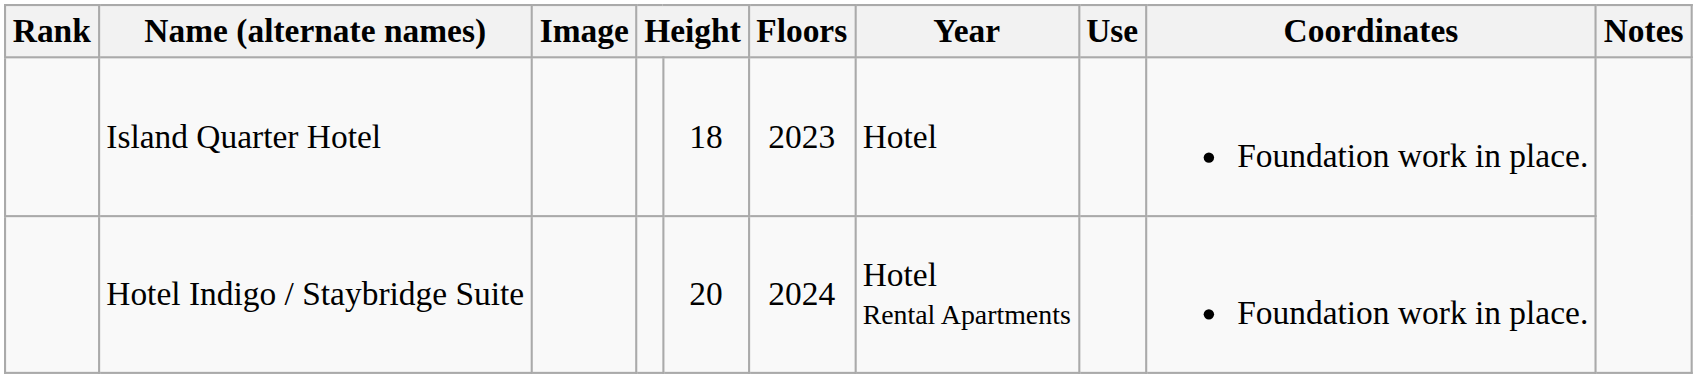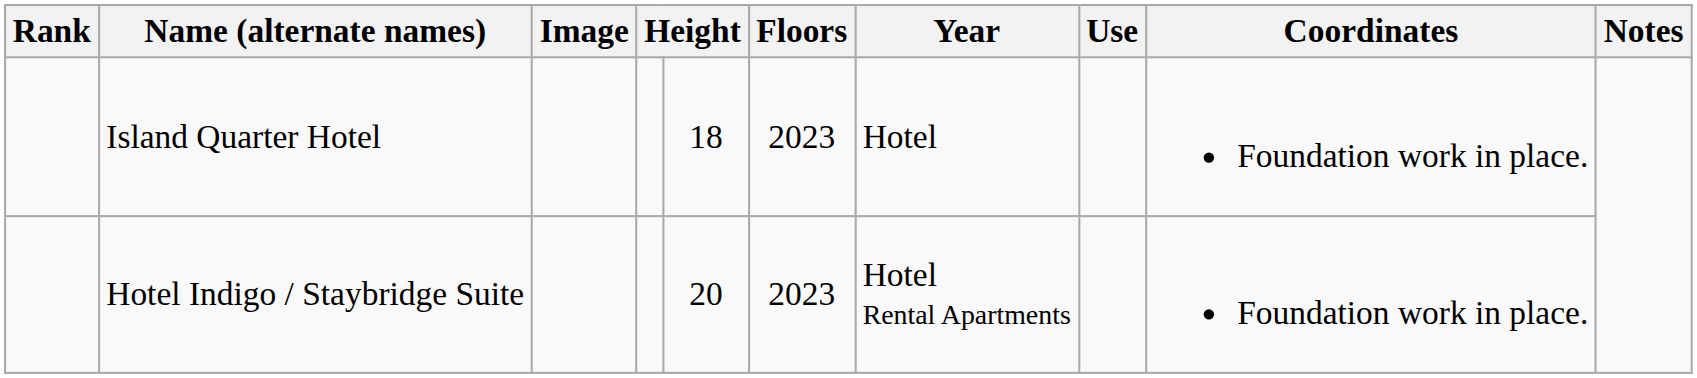(802, 293) 2024 -> (802, 293) 2023
